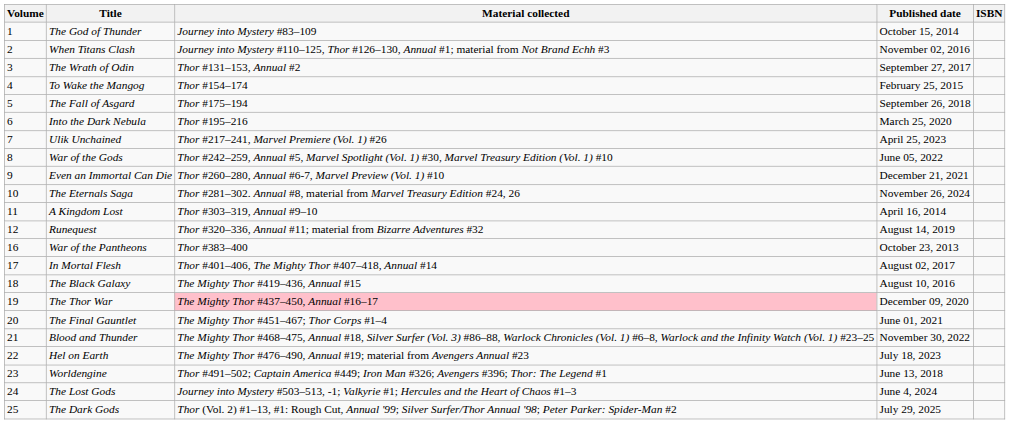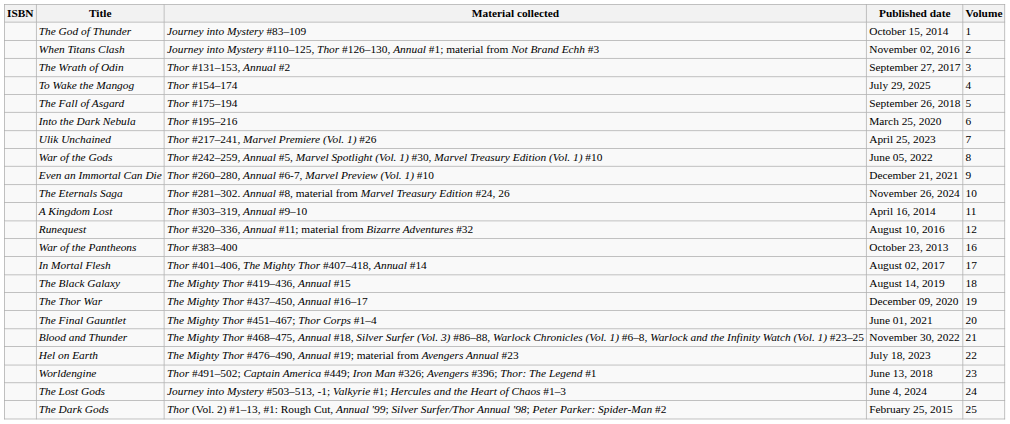columns swapped: (25, 13) <-> (989, 13)
(921, 85) February 25, 2015 -> (900, 85) July 29, 2025
(917, 229) August 14, 2019 -> (907, 229) August 10, 2016
(917, 283) August 10, 2016 -> (907, 283) August 14, 2019
(278, 301) pink background -> (267, 301) no background
(910, 409) July 29, 2025 -> (911, 409) February 25, 2015
